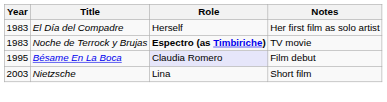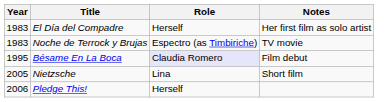(209, 43) bold -> (205, 43) normal
(17, 74) 2003 -> (17, 74) 2005
+ row: (60, 89)
